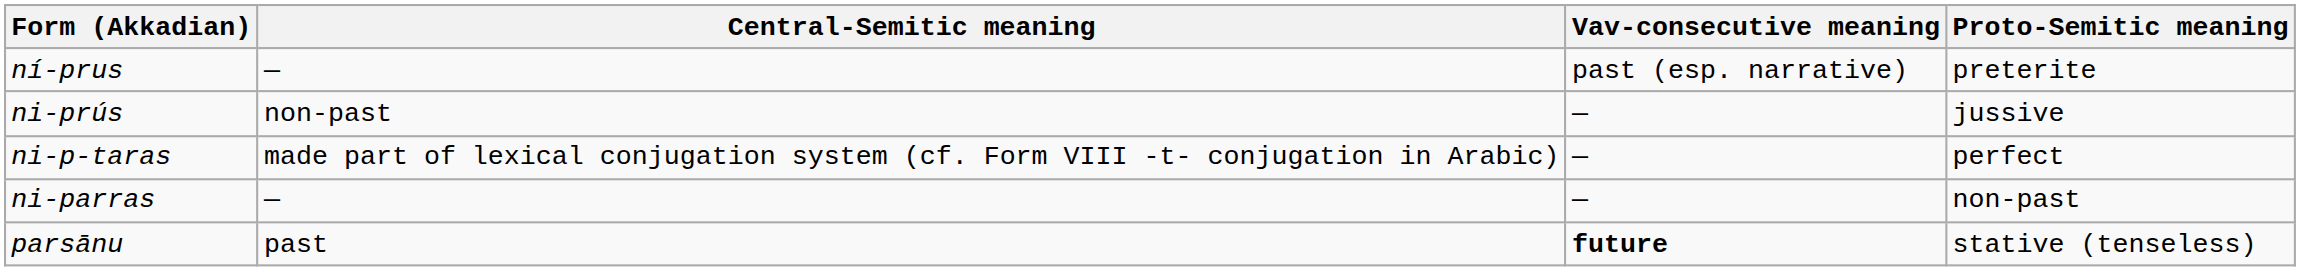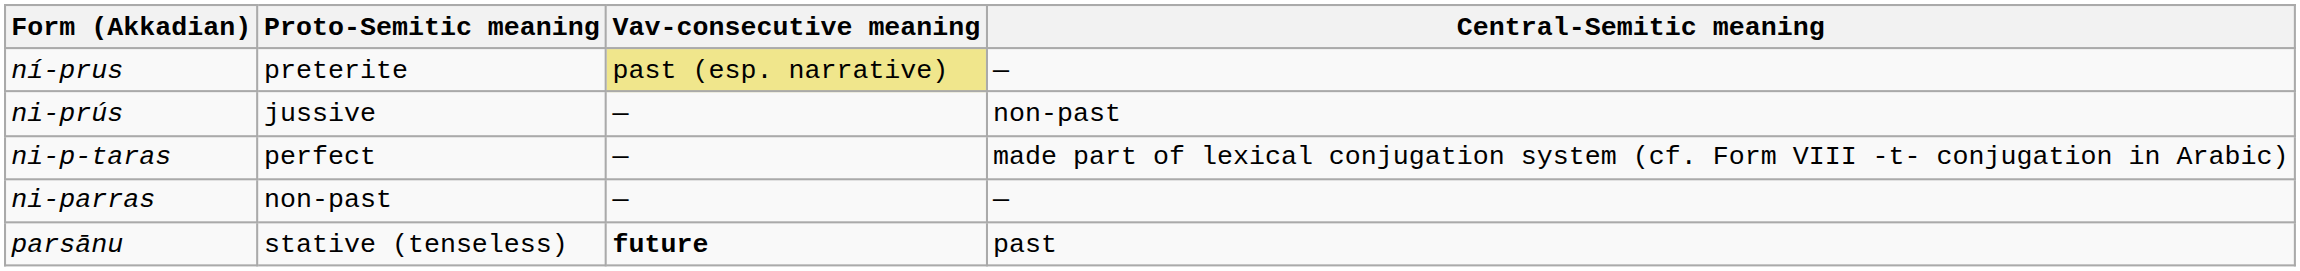columns swapped: (2121, 27) <-> (912, 27)
(1740, 70) no background -> (780, 70) khaki background
